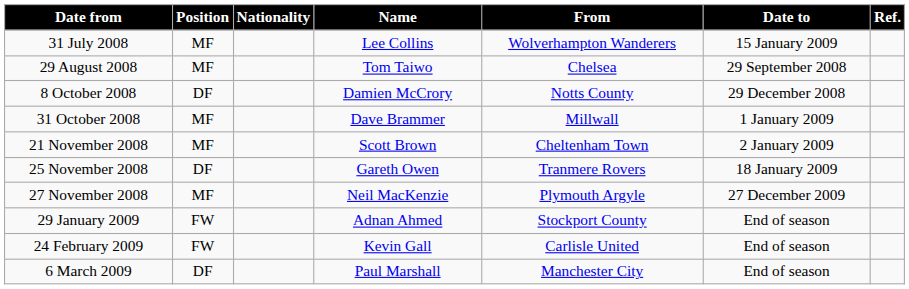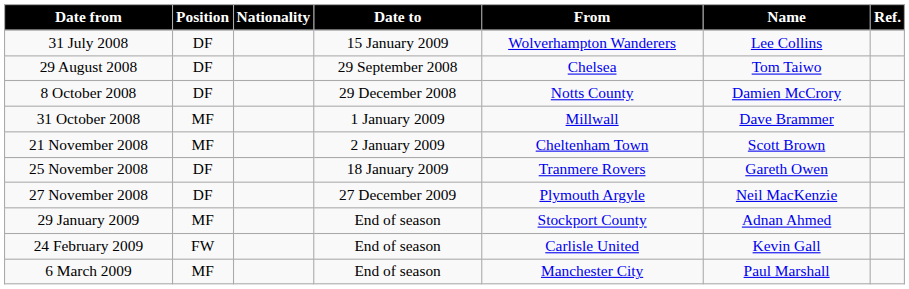columns swapped: (398, 17) <-> (787, 17)
(203, 43) MF -> (203, 43) DF
(203, 68) MF -> (203, 68) DF
(203, 195) MF -> (203, 195) DF
(203, 220) FW -> (203, 220) MF
(203, 271) DF -> (203, 271) MF
